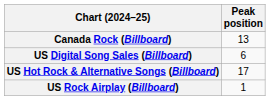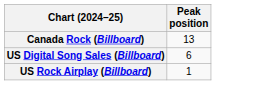- row: (113, 71)
